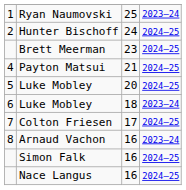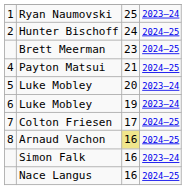(161, 85) 2024–25 -> (161, 85) 2023–24
(131, 103) 18 -> (131, 103) 19
(131, 139) no background -> (131, 139) khaki background
(161, 139) 2023–24 -> (161, 139) 2024–25
(161, 158) 2024–25 -> (161, 158) 2023–24
